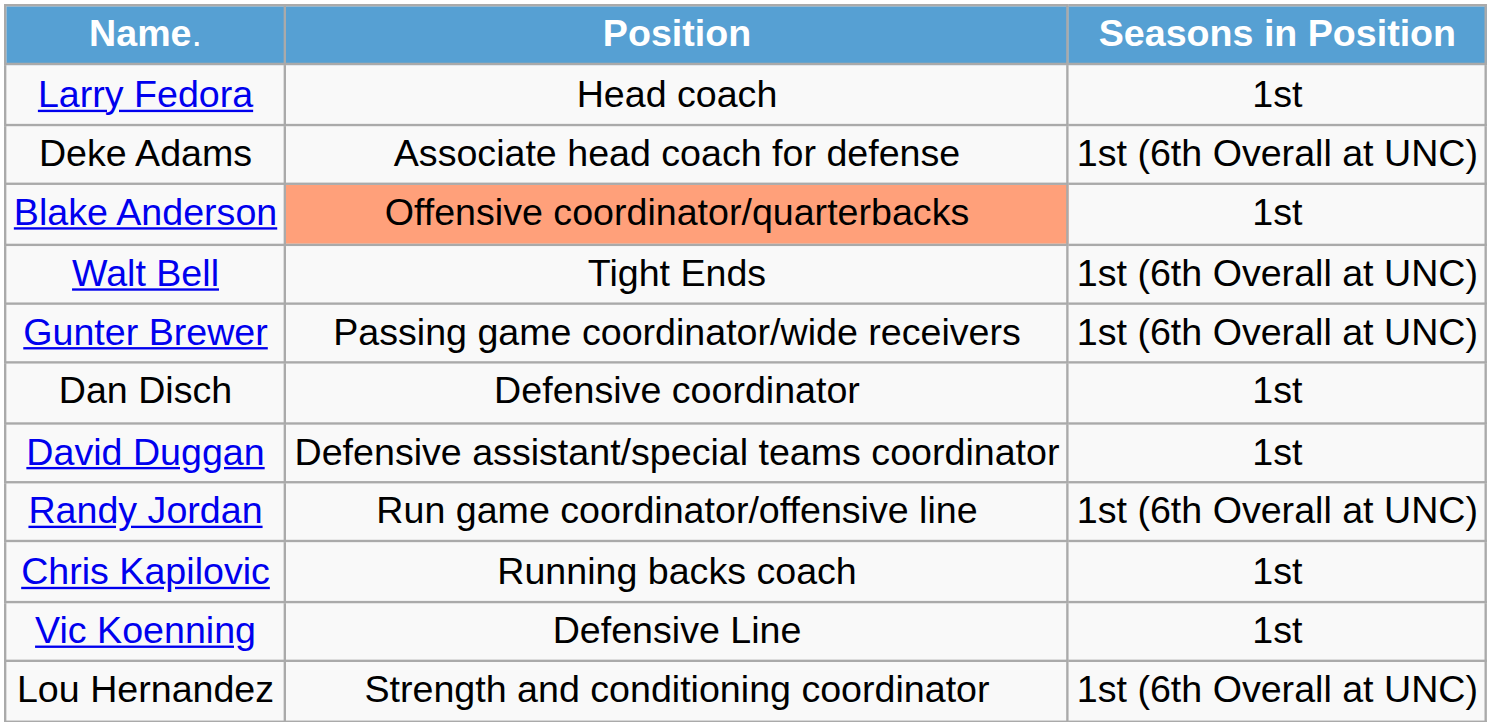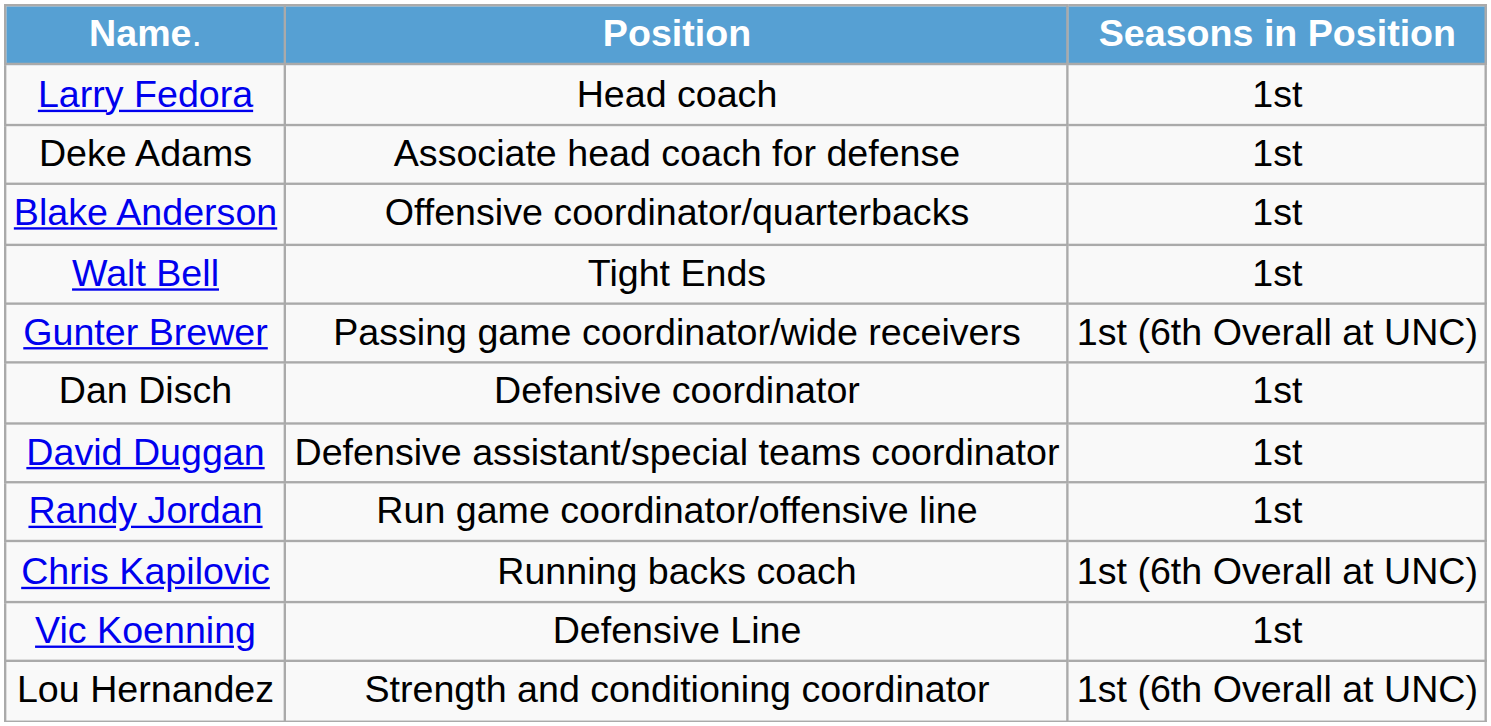(1277, 153) 1st (6th Overall at UNC) -> (1277, 153) 1st
(677, 213) lightsalmon background -> (677, 213) no background
(1277, 272) 1st (6th Overall at UNC) -> (1277, 272) 1st
(1277, 511) 1st (6th Overall at UNC) -> (1277, 511) 1st
(1277, 570) 1st -> (1277, 570) 1st (6th Overall at UNC)
